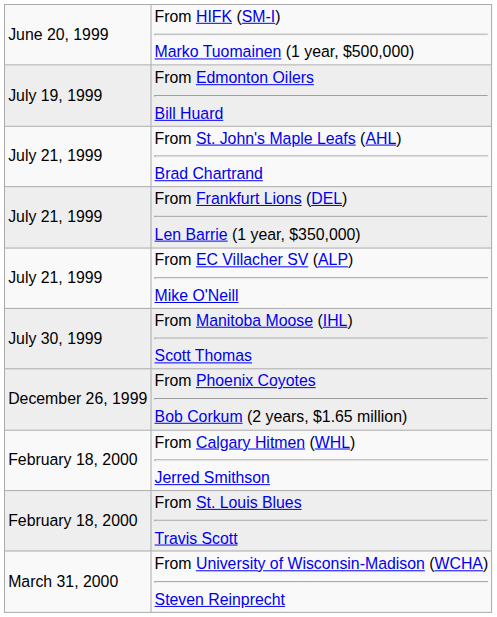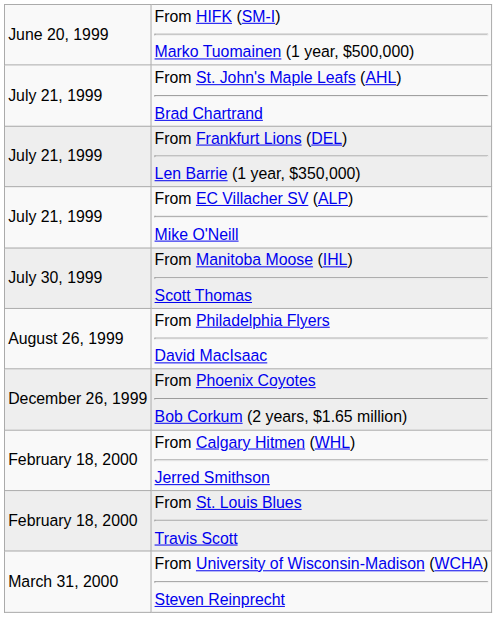- row: (321, 95)
+ row: (321, 338)
